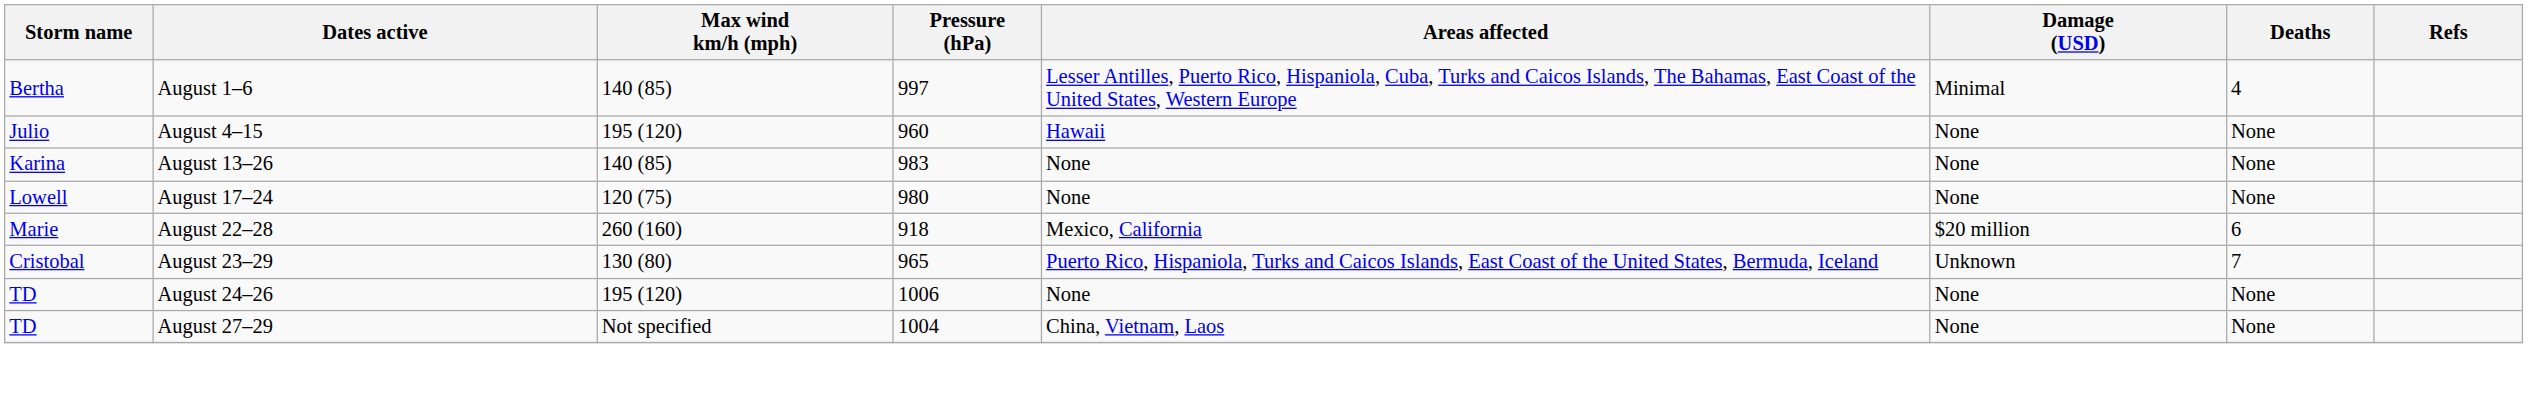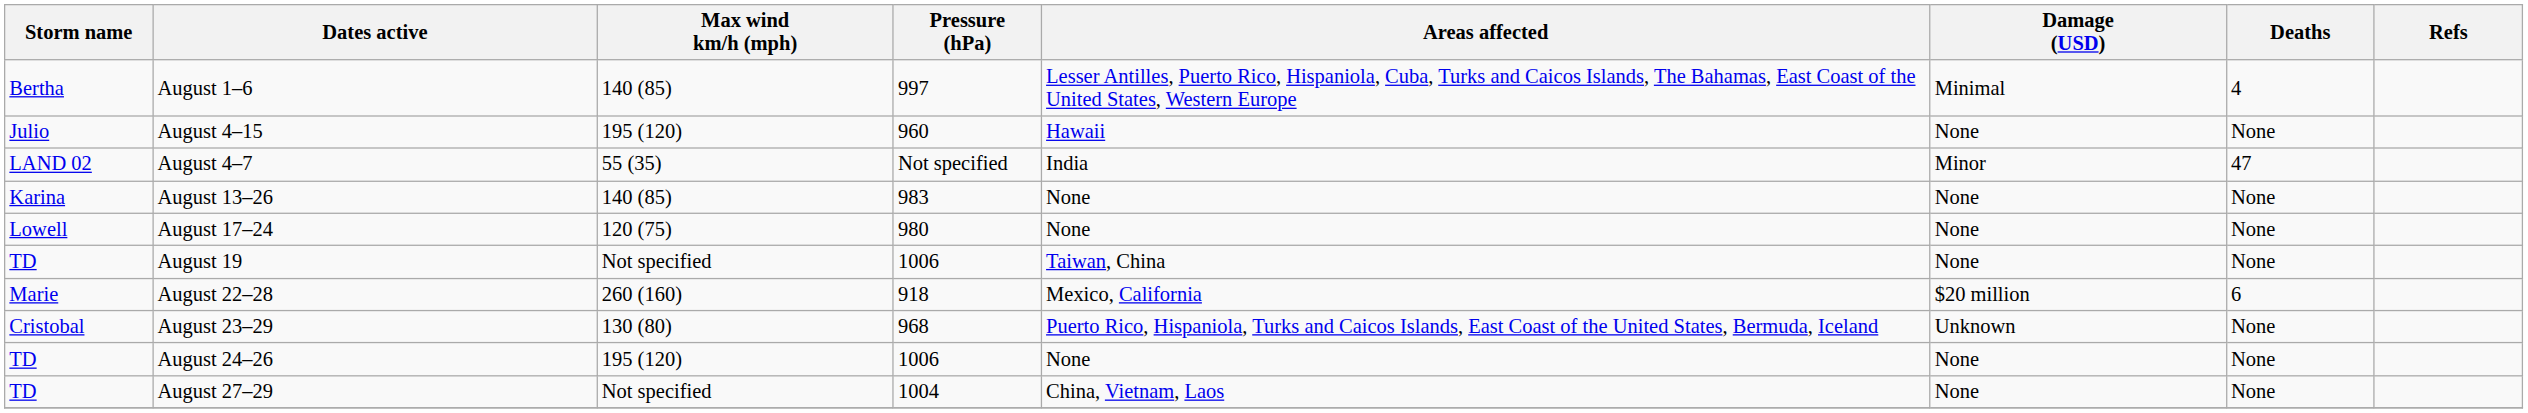+ row: (205, 164)
+ row: (200, 261)
(913, 261) 965 -> (913, 326) 968
(2236, 261) 7 -> (2253, 326) None
